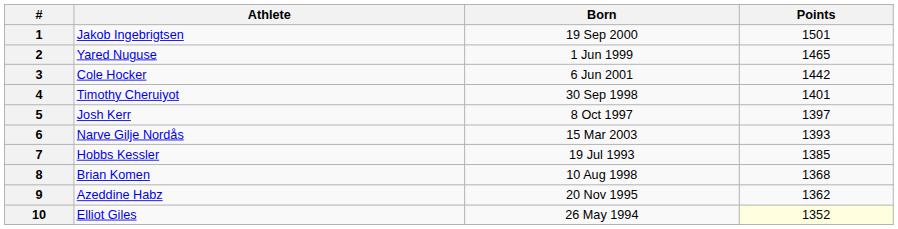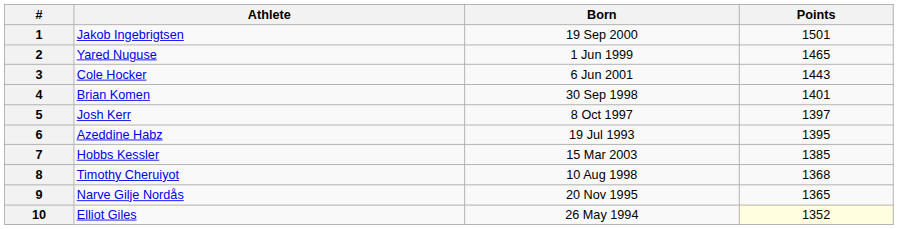(816, 75) 1442 -> (816, 75) 1443
(128, 95) Timothy Cheruiyot -> (113, 95) Brian Komen
(130, 135) Narve Gilje Nordås -> (120, 135) Azeddine Habz
(602, 135) 15 Mar 2003 -> (602, 135) 19 Jul 1993
(816, 135) 1393 -> (816, 135) 1395
(602, 155) 19 Jul 1993 -> (602, 155) 15 Mar 2003
(113, 175) Brian Komen -> (128, 175) Timothy Cheruiyot
(120, 195) Azeddine Habz -> (130, 195) Narve Gilje Nordås
(816, 195) 1362 -> (816, 195) 1365
